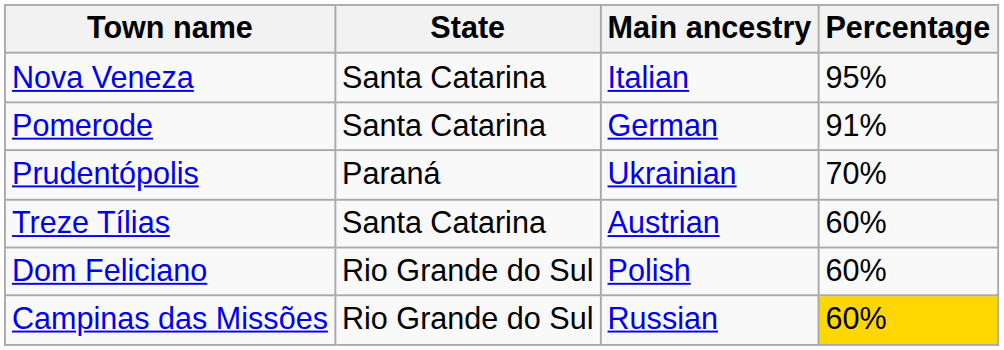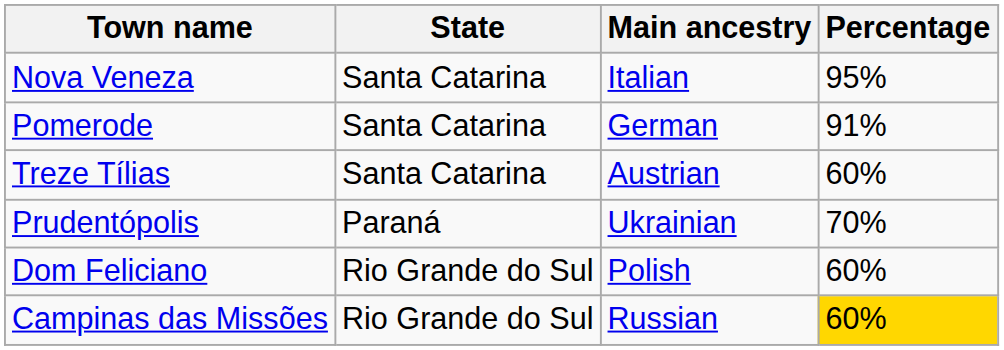rows swapped: (105, 174) <-> (91, 222)
